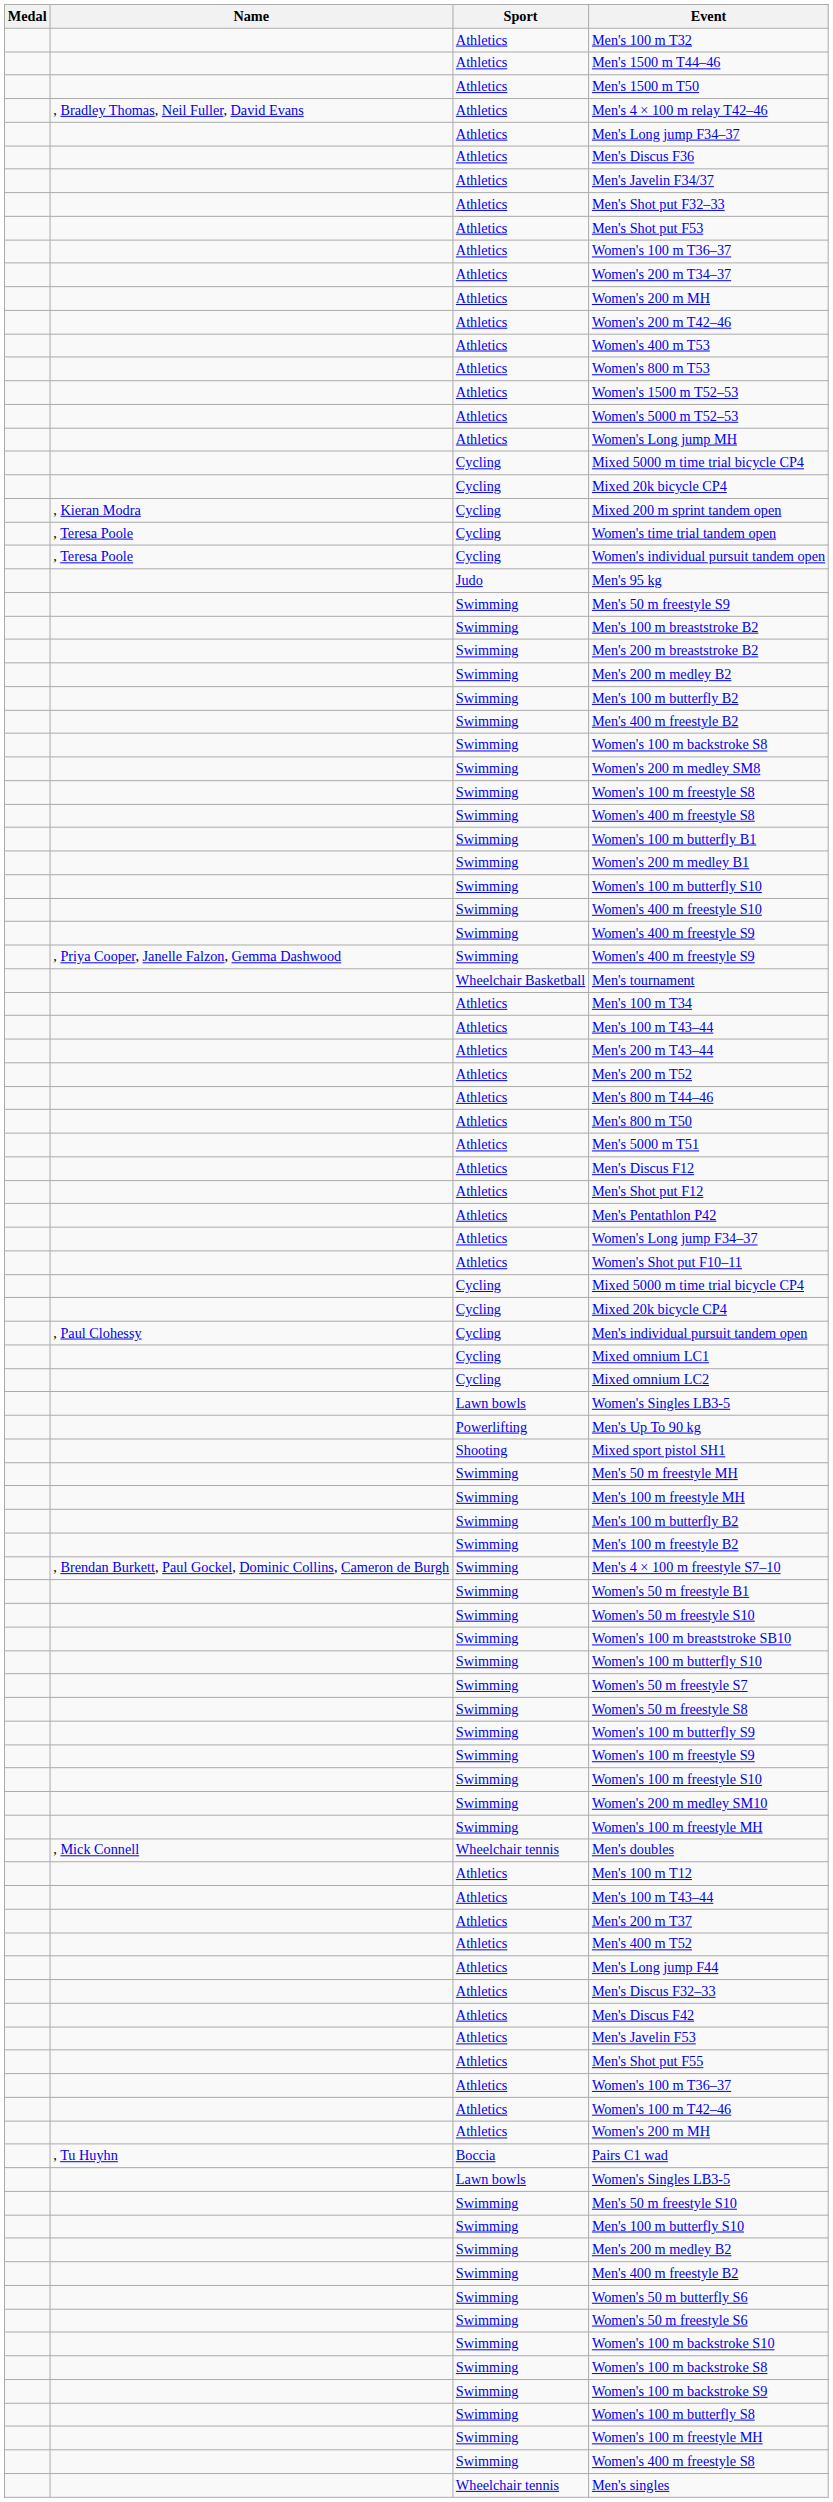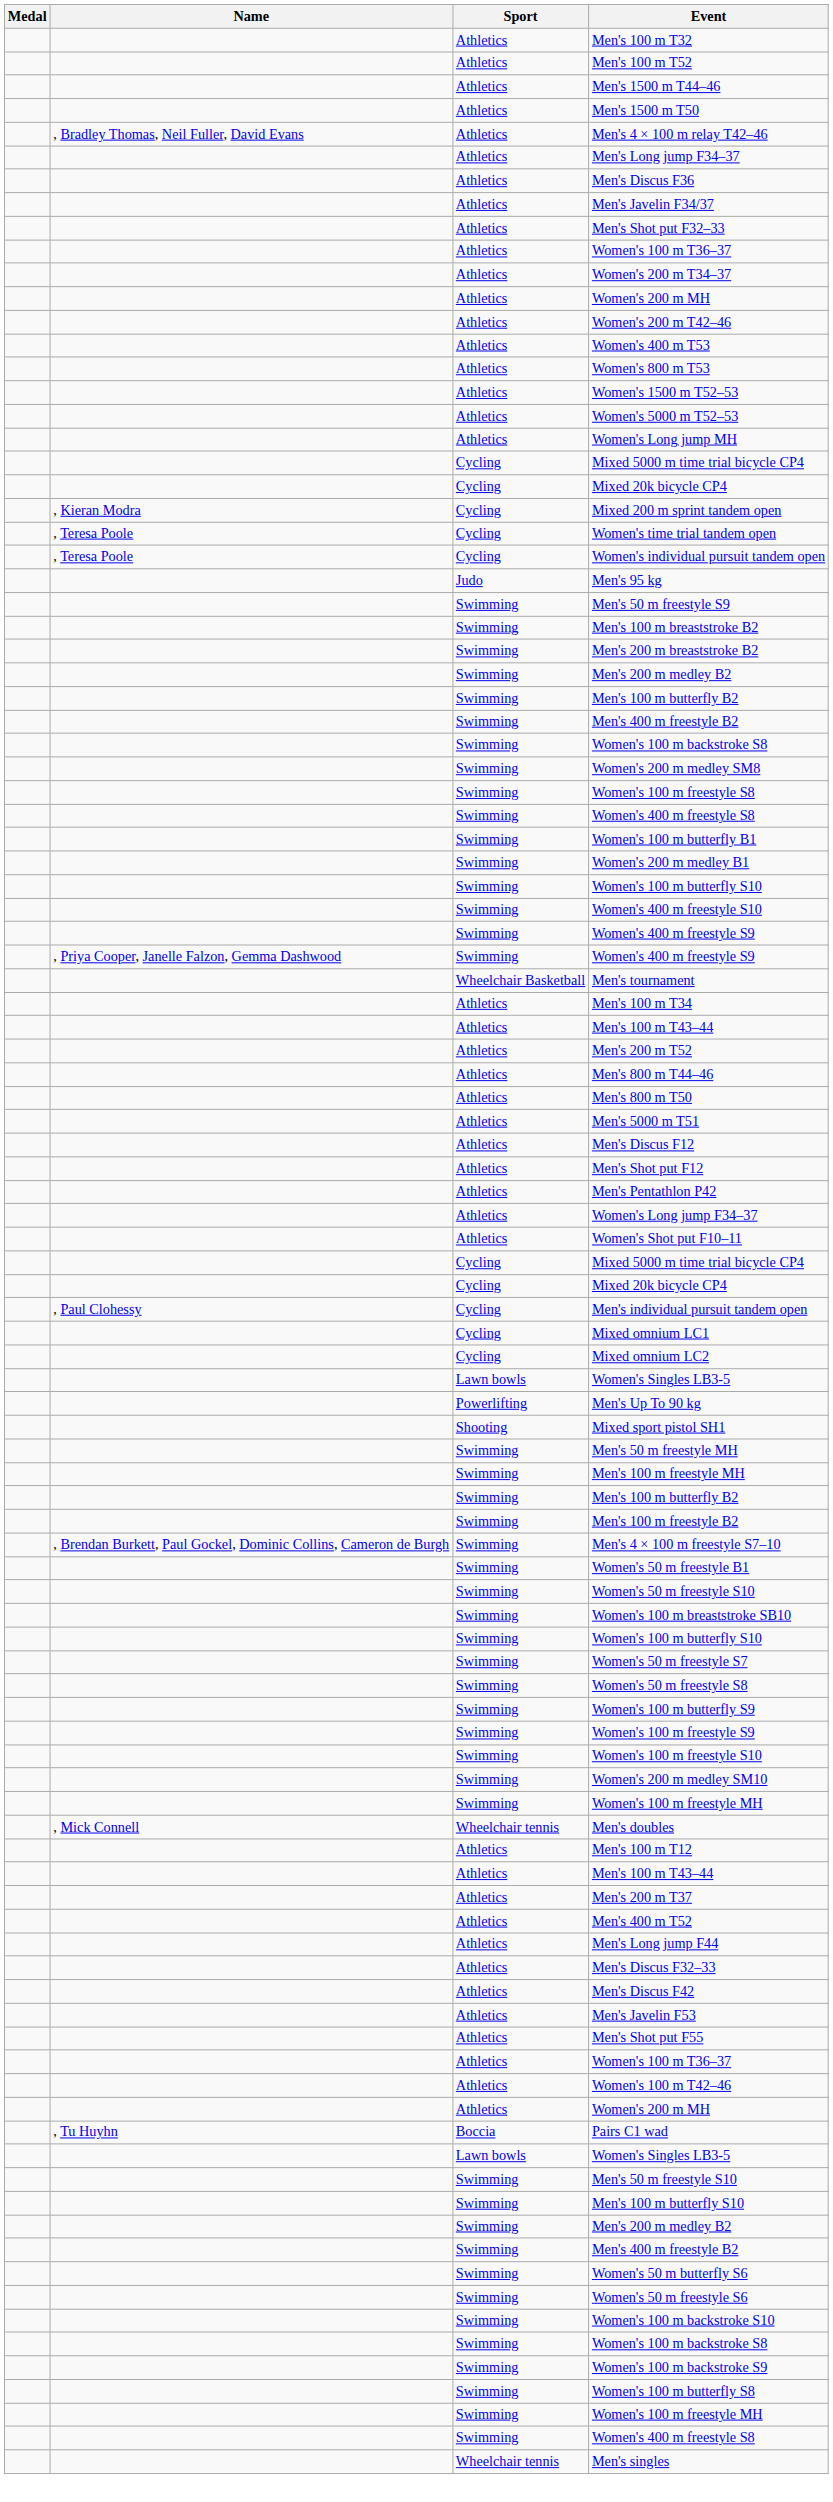+ row: (251, 64)
- row: (251, 228)
- row: (251, 1051)
